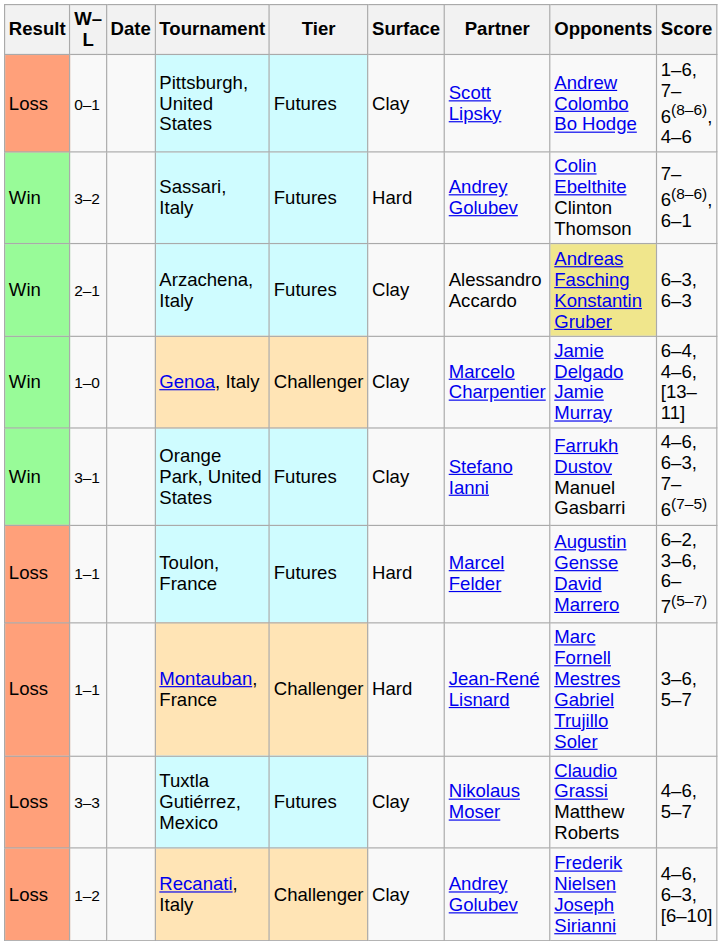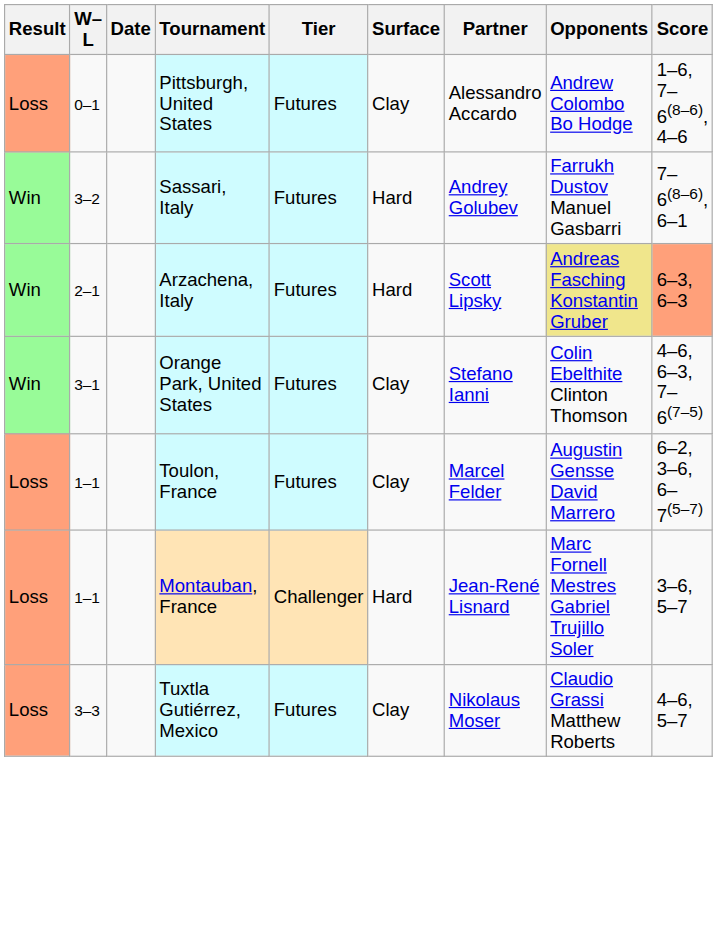(475, 103) Scott Lipsky -> (495, 103) Alessandro Accardo
(593, 197) Colin Ebelthite Clinton Thomson -> (586, 197) Farrukh Dustov Manuel Gasbarri
(391, 290) Clay -> (392, 290) Hard
(495, 290) Alessandro Accardo -> (475, 290) Scott Lipsky
(679, 290) no background -> (675, 290) lightsalmon background
- row: (209, 382)
(590, 476) Farrukh Dustov Manuel Gasbarri -> (589, 384) Colin Ebelthite Clinton Thomson
(392, 573) Hard -> (391, 481) Clay
- row: (199, 894)
